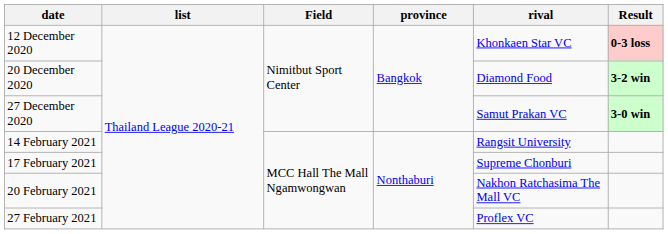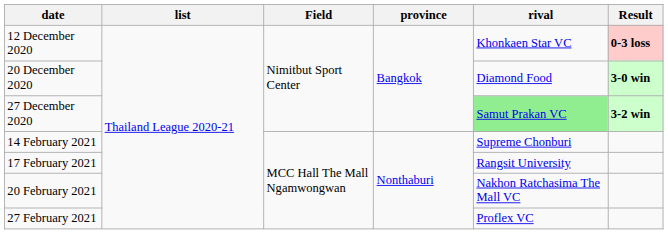(631, 78) 3-2 win -> (631, 78) 3-0 win
(522, 114) no background -> (522, 114) lightgreen background
(631, 114) 3-0 win -> (631, 114) 3-2 win
(524, 142) Rangsit University -> (524, 142) Supreme Chonburi
(524, 162) Supreme Chonburi -> (524, 162) Rangsit University
